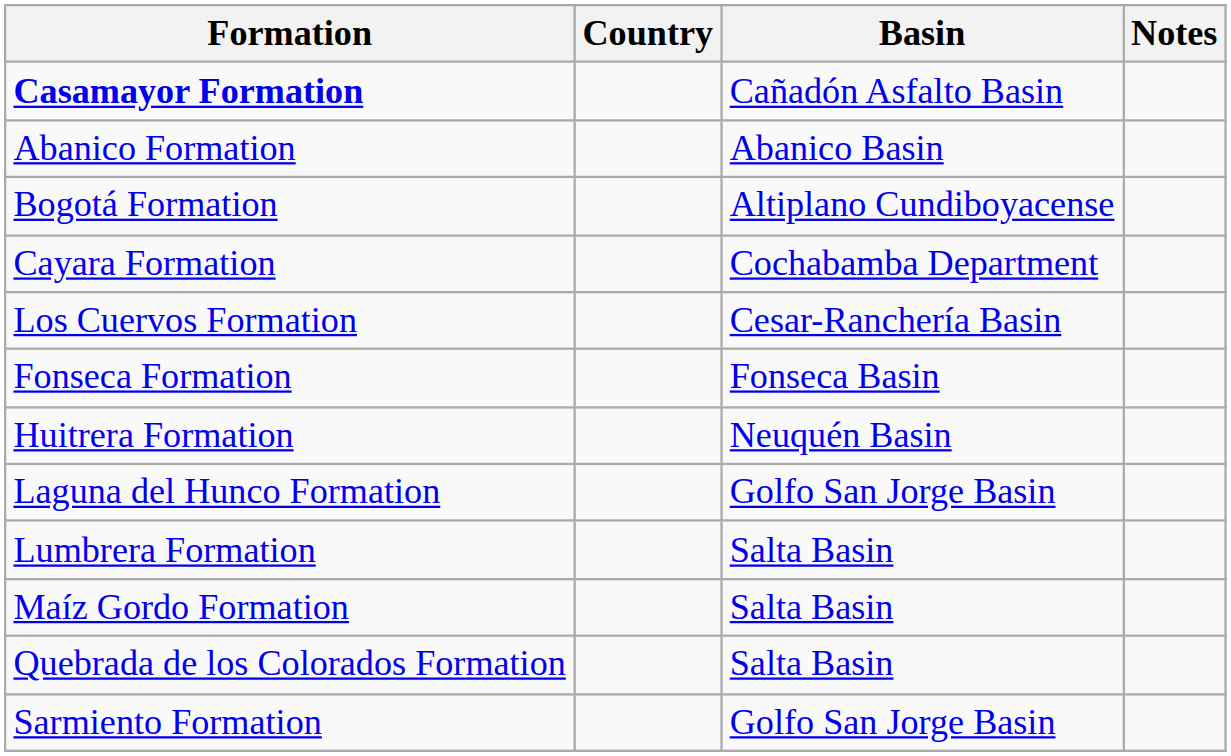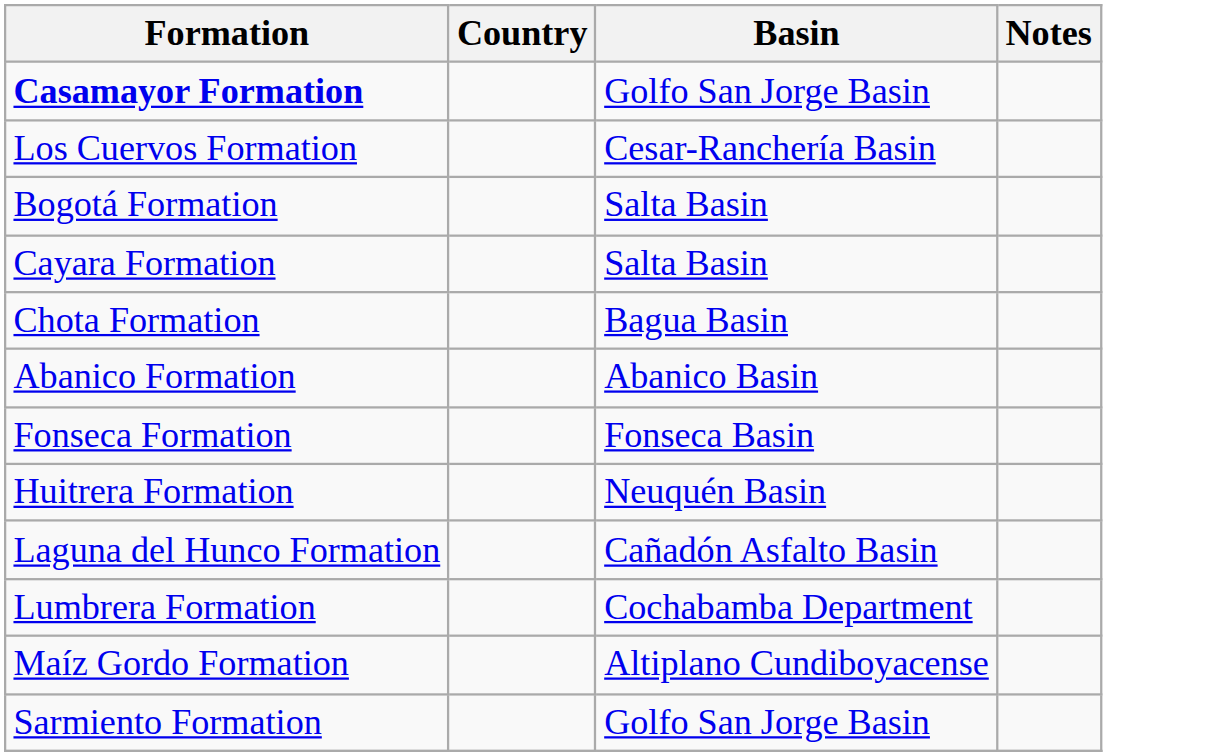(896, 90) Cañadón Asfalto Basin -> (767, 90) Golfo San Jorge Basin
rows swapped: (155, 147) <-> (185, 319)
(922, 205) Altiplano Cundiboyacense -> (686, 205) Salta Basin
(914, 262) Cochabamba Department -> (686, 262) Salta Basin
+ row: (137, 319)
(893, 491) Golfo San Jorge Basin -> (771, 549) Cañadón Asfalto Basin
(812, 549) Salta Basin -> (788, 606) Cochabamba Department
(812, 606) Salta Basin -> (796, 663) Altiplano Cundiboyacense
- row: (290, 663)
